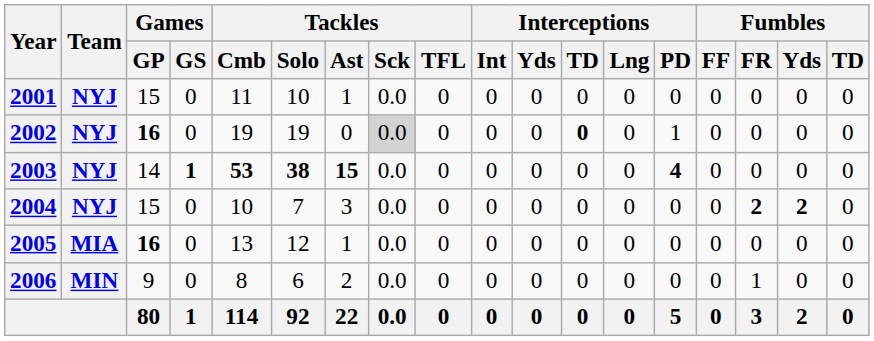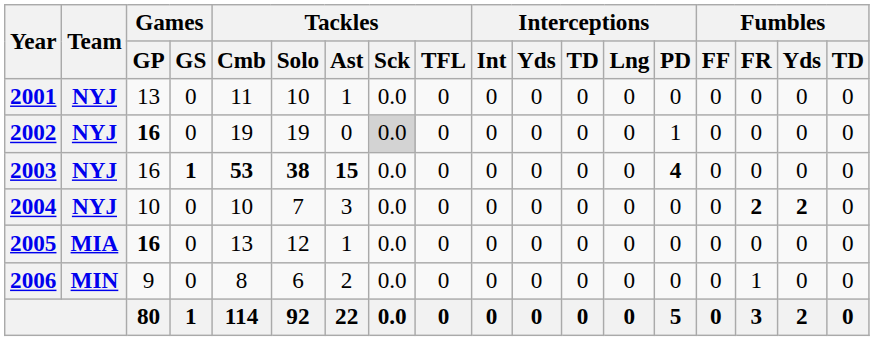(149, 96) 15 -> (149, 96) 13
(583, 133) bold -> (583, 133) normal
(149, 170) 14 -> (149, 170) 16
(149, 206) 15 -> (149, 206) 10
